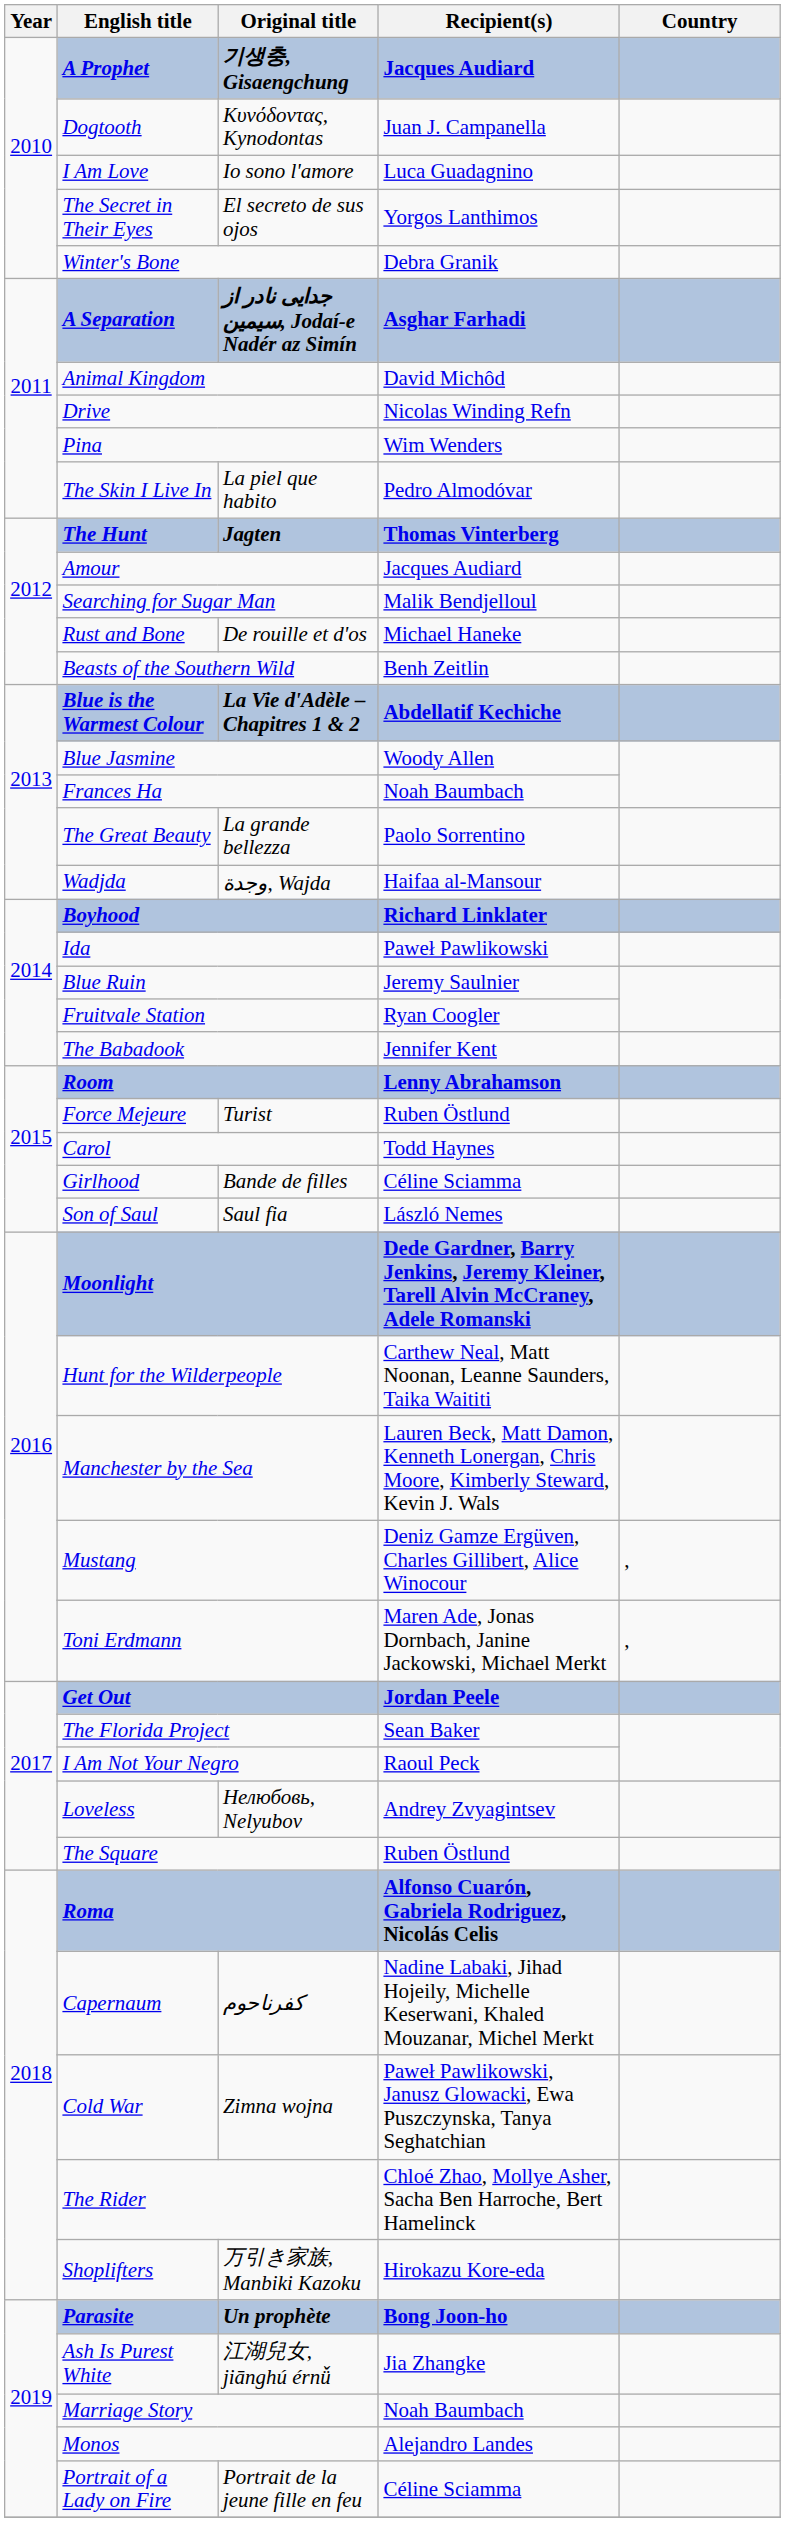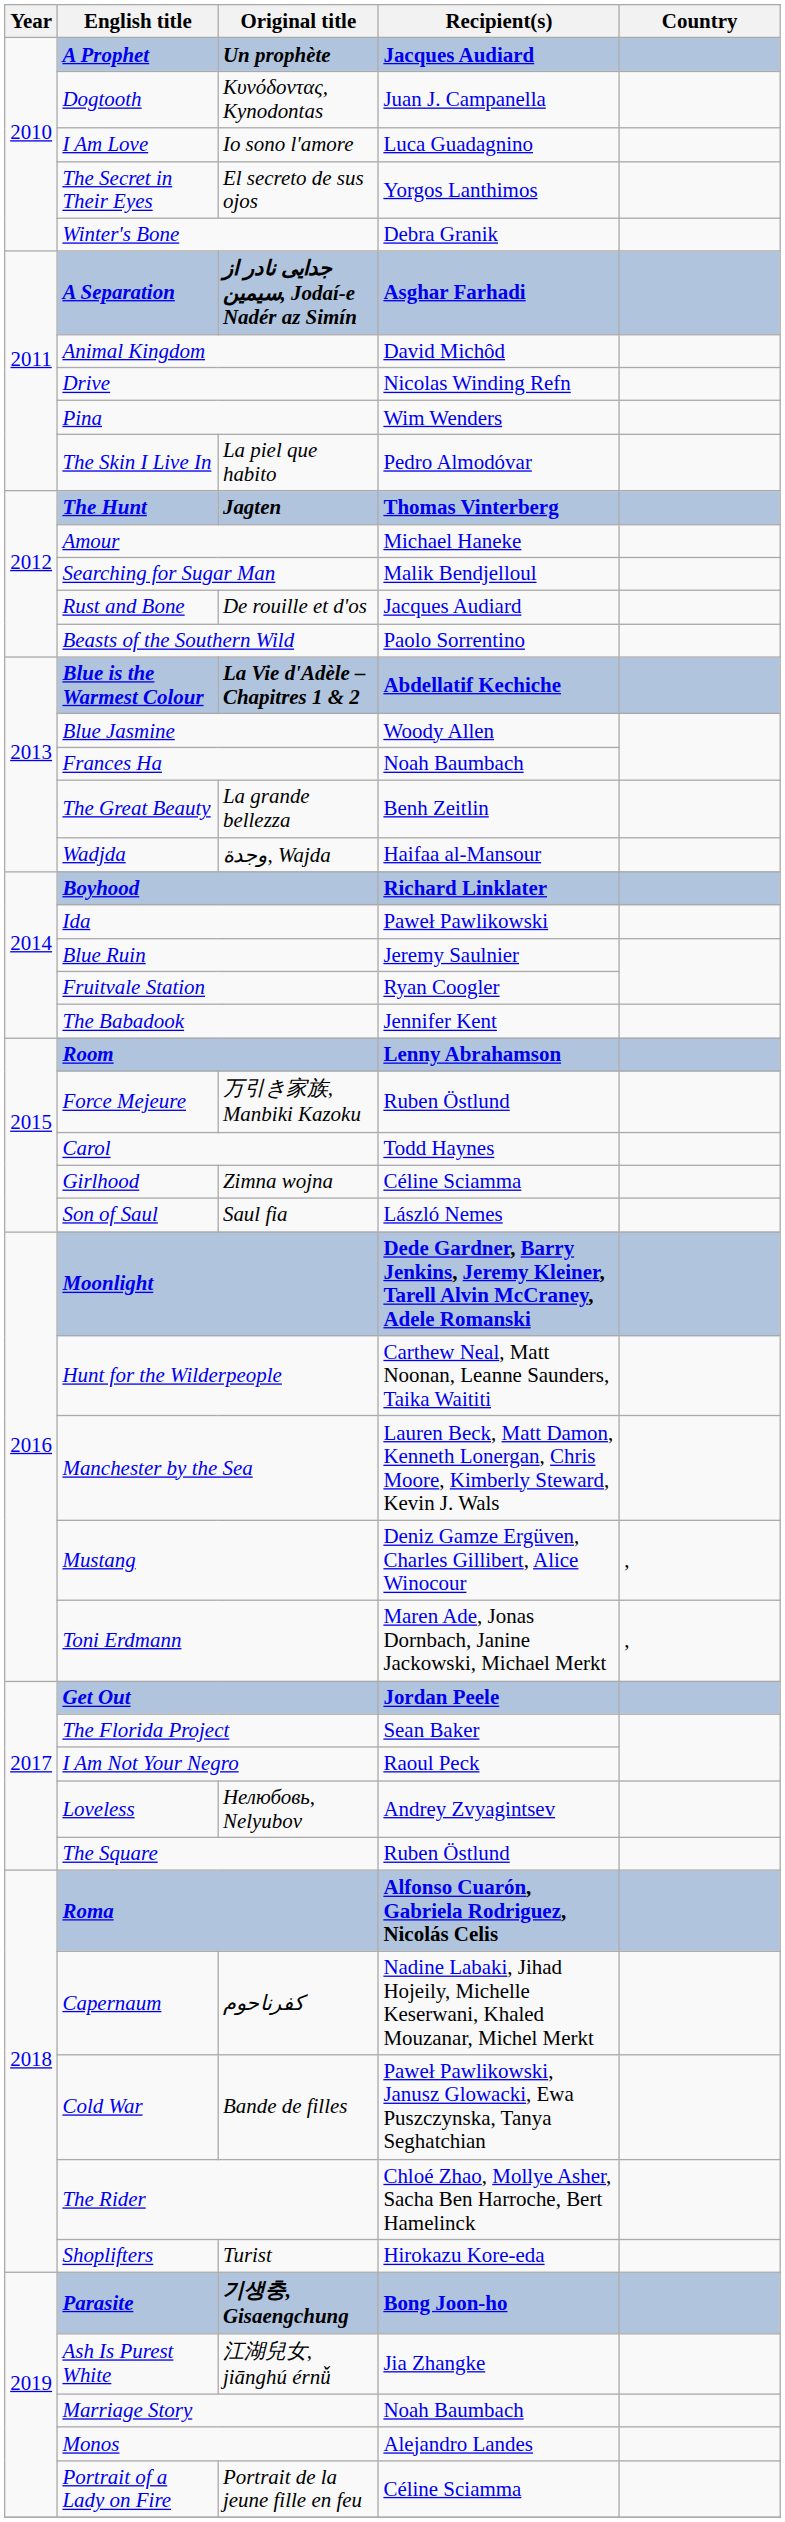(286, 68) 기생충, Gisaengchung -> (277, 54) Un prophète
(452, 568) Jacques Audiard -> (452, 540) Michael Haneke
(452, 634) Michael Haneke -> (452, 607) Jacques Audiard
(436, 667) Benh Zeitlin -> (454, 640) Paolo Sorrentino
(454, 836) Paolo Sorrentino -> (436, 808) Benh Zeitlin
(247, 1115) Turist -> (292, 1102) 万引き家族, Manbiki Kazoku
(285, 1181) Bande de filles -> (278, 1181) Zimna wojna
(278, 2106) Zimna wojna -> (285, 2106) Bande de filles
(292, 2270) 万引き家族, Manbiki Kazoku -> (247, 2255) Turist
(277, 2316) Un prophète -> (286, 2303) 기생충, Gisaengchung
